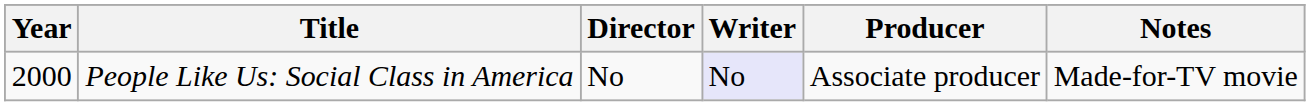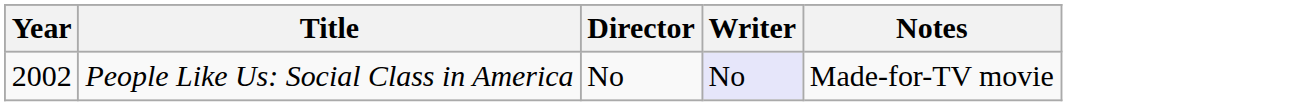- column: (925, 28)
(42, 75) 2000 -> (42, 75) 2002
